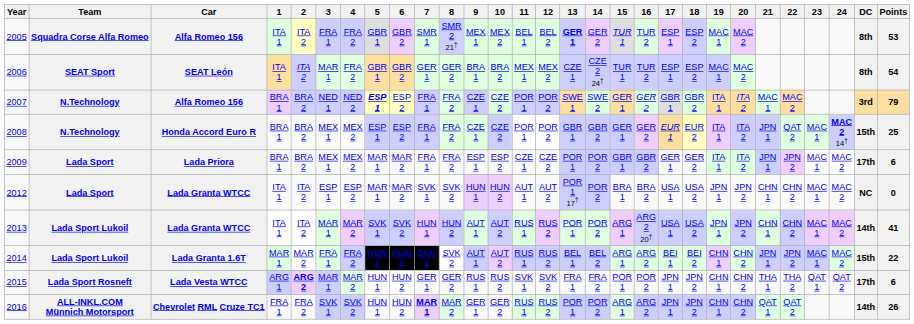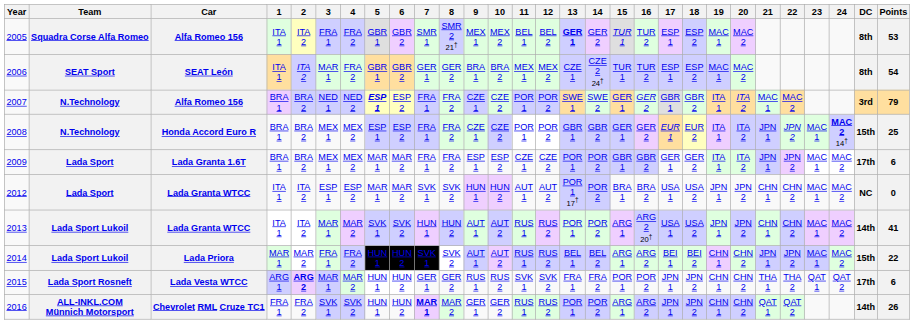(792, 132) QAT 2 -> (792, 132) JPN 2
(209, 162) Lada Priora -> (209, 162) Lada Granta 1.6T
(209, 258) Lada Granta 1.6T -> (209, 258) Lada Priora
